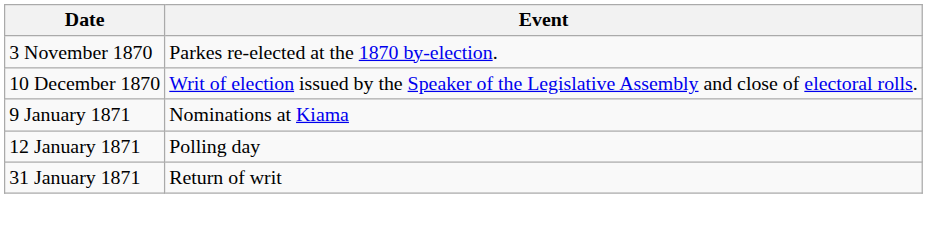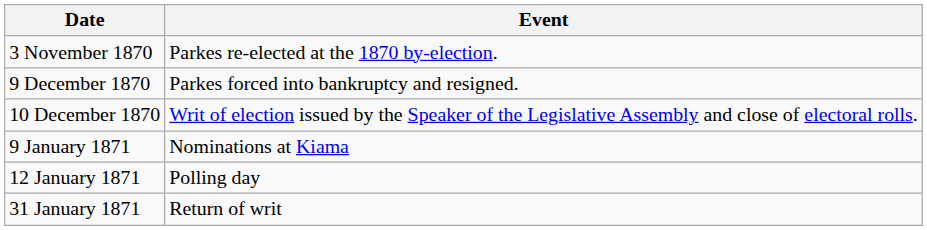+ row: (80, 83)
